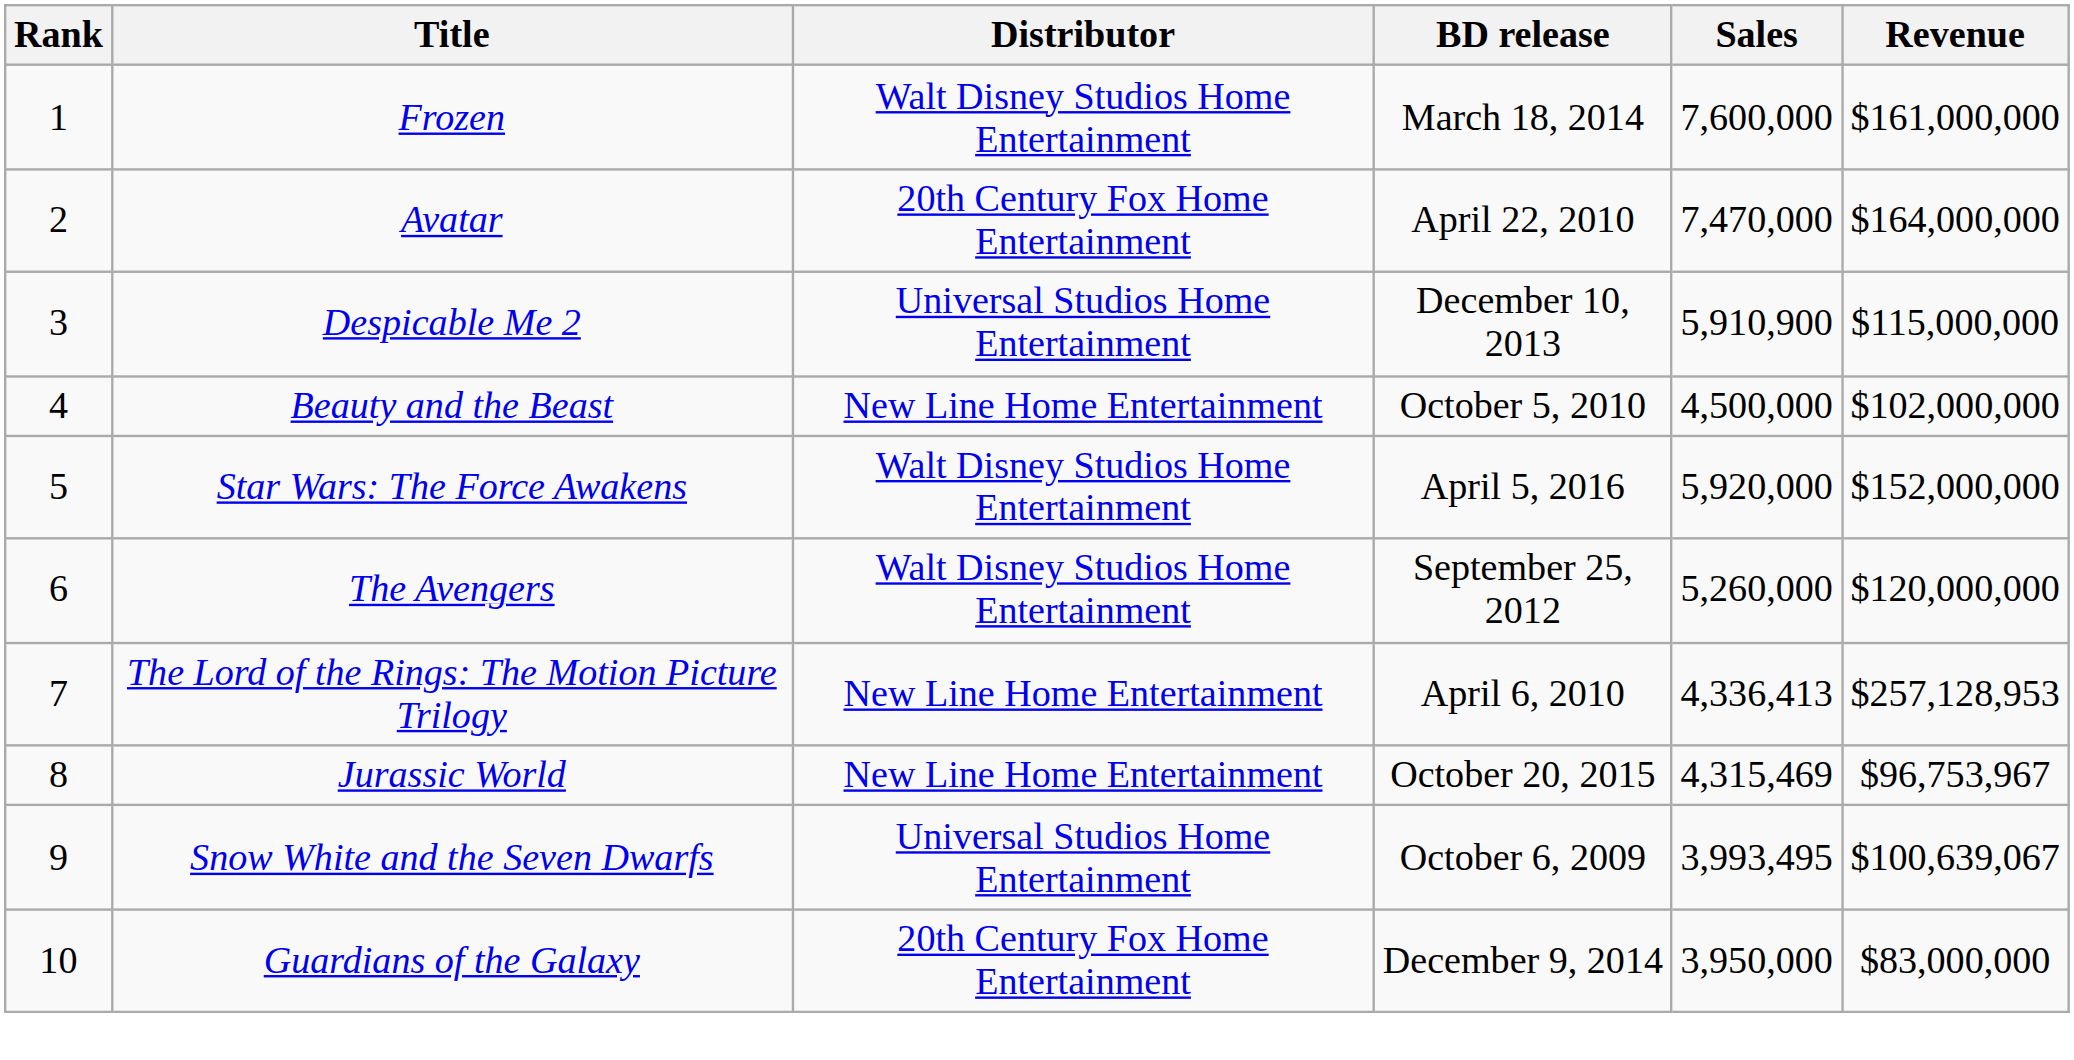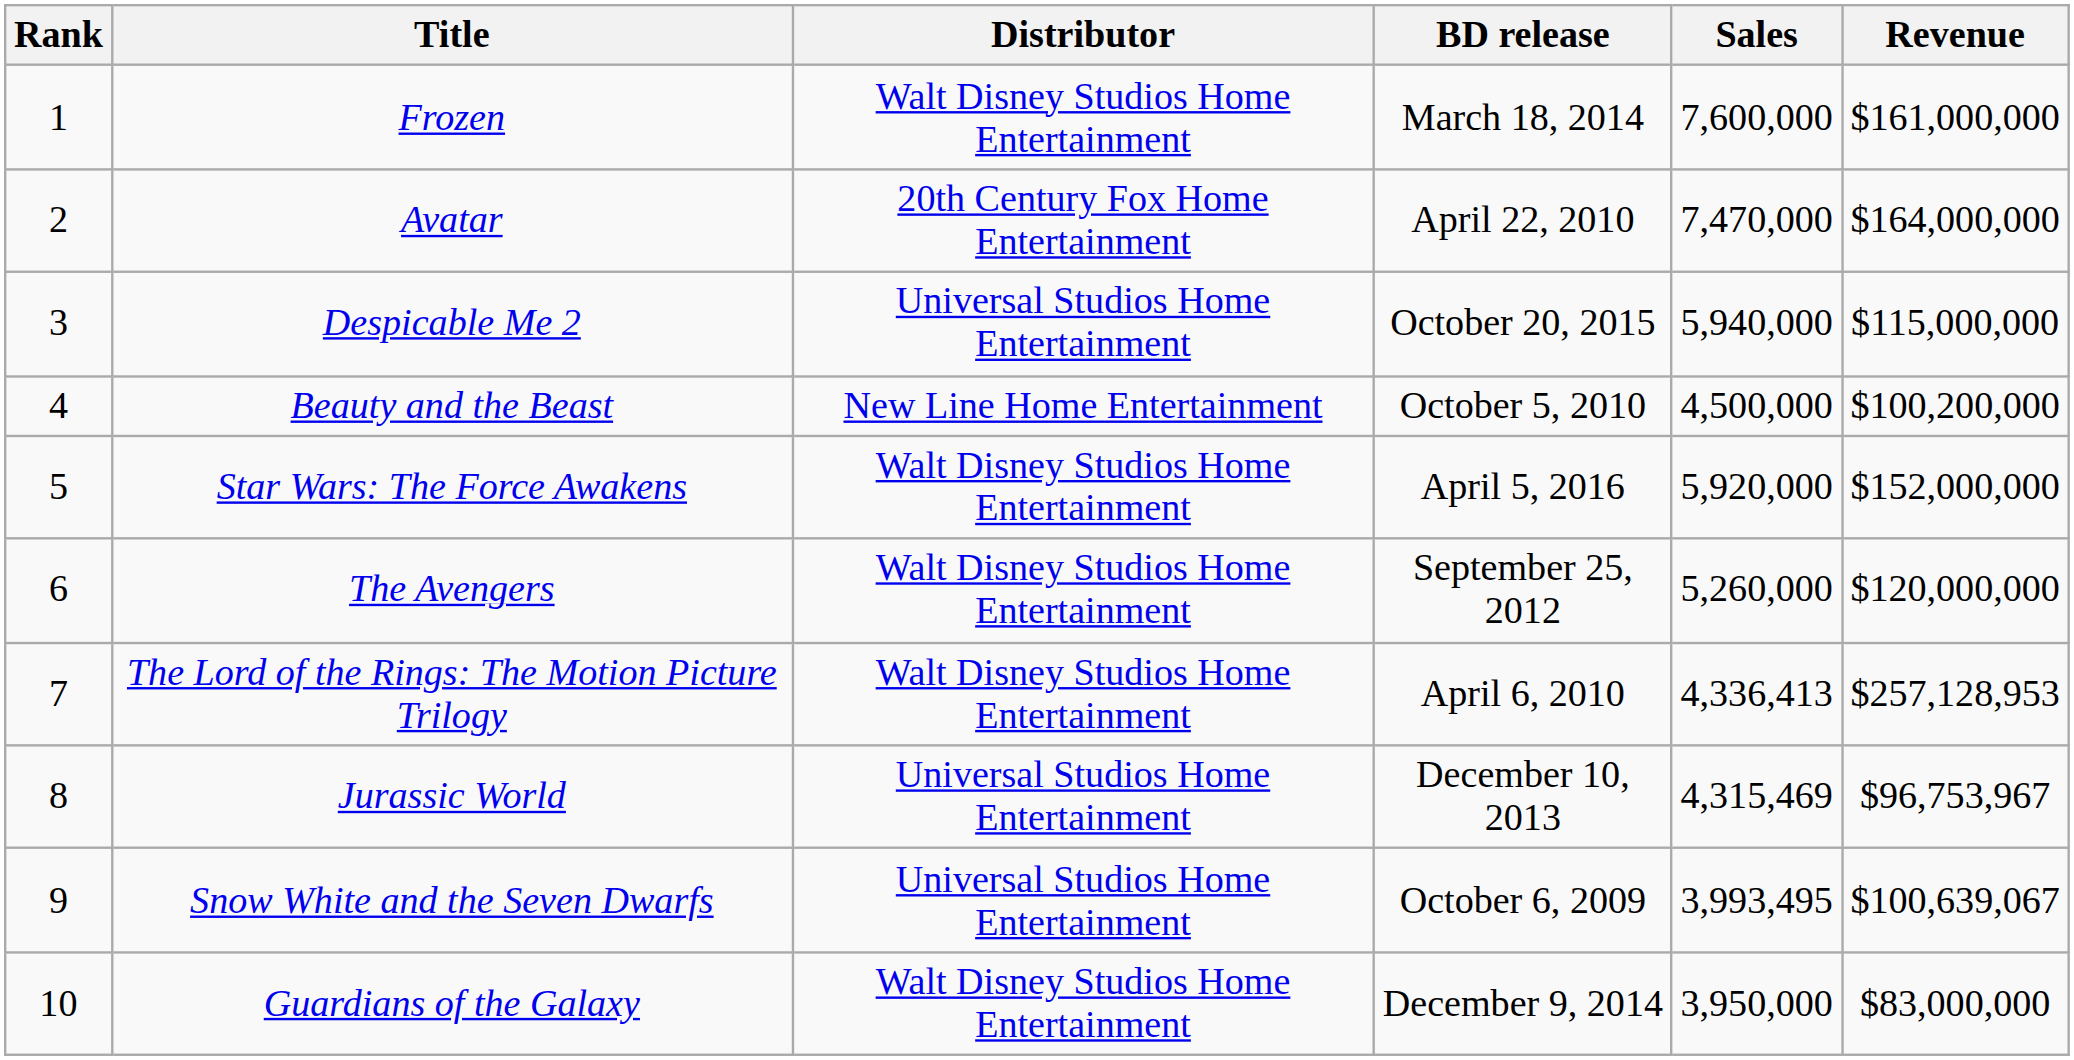(1523, 322) December 10, 2013 -> (1523, 322) October 20, 2015
(1757, 322) 5,910,900 -> (1757, 322) 5,940,000
(1955, 404) $102,000,000 -> (1955, 404) $100,200,000
(1083, 693) New Line Home Entertainment -> (1083, 693) Walt Disney Studios Home Entertainment
(1083, 774) New Line Home Entertainment -> (1083, 796) Universal Studios Home Entertainment
(1523, 774) October 20, 2015 -> (1523, 796) December 10, 2013
(1083, 959) 20th Century Fox Home Entertainment -> (1083, 1002) Walt Disney Studios Home Entertainment
